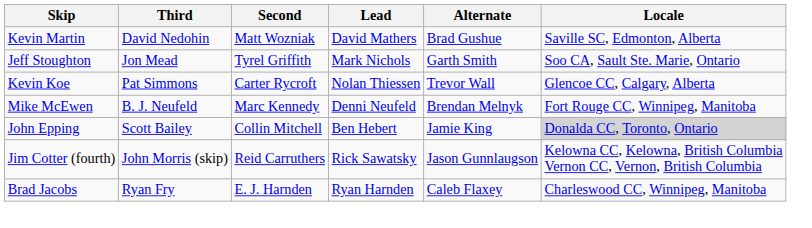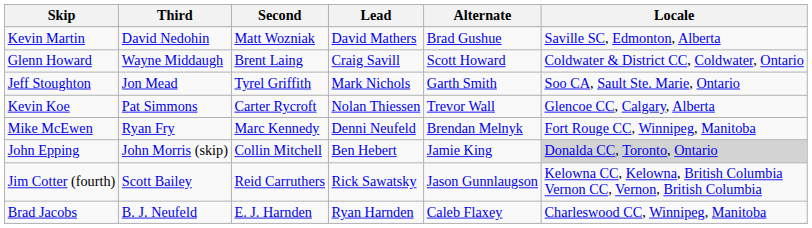+ row: (50, 60)
(159, 106) B. J. Neufeld -> (148, 128) Ryan Fry
(157, 128) Scott Bailey -> (175, 151) John Morris (skip)
(175, 159) John Morris (skip) -> (157, 181) Scott Bailey
(148, 189) Ryan Fry -> (159, 212) B. J. Neufeld
